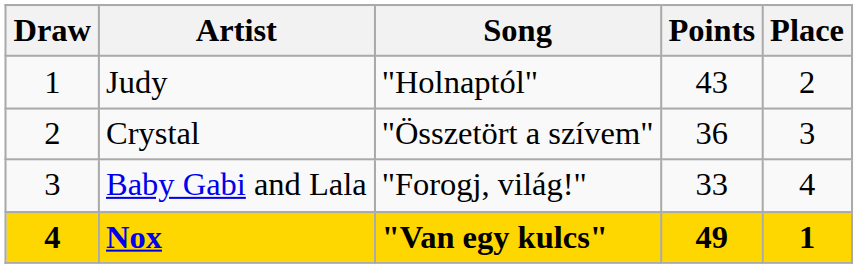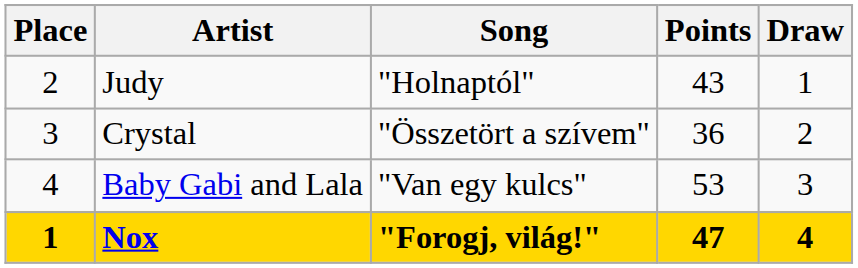columns swapped: (52, 30) <-> (807, 30)
(484, 184) "Forogj, világ!" -> (482, 184) "Van egy kulcs"
(712, 184) 33 -> (708, 184) 53
(495, 236) "Van egy kulcs" -> (490, 236) "Forogj, világ!"
(712, 236) 49 -> (708, 236) 47
